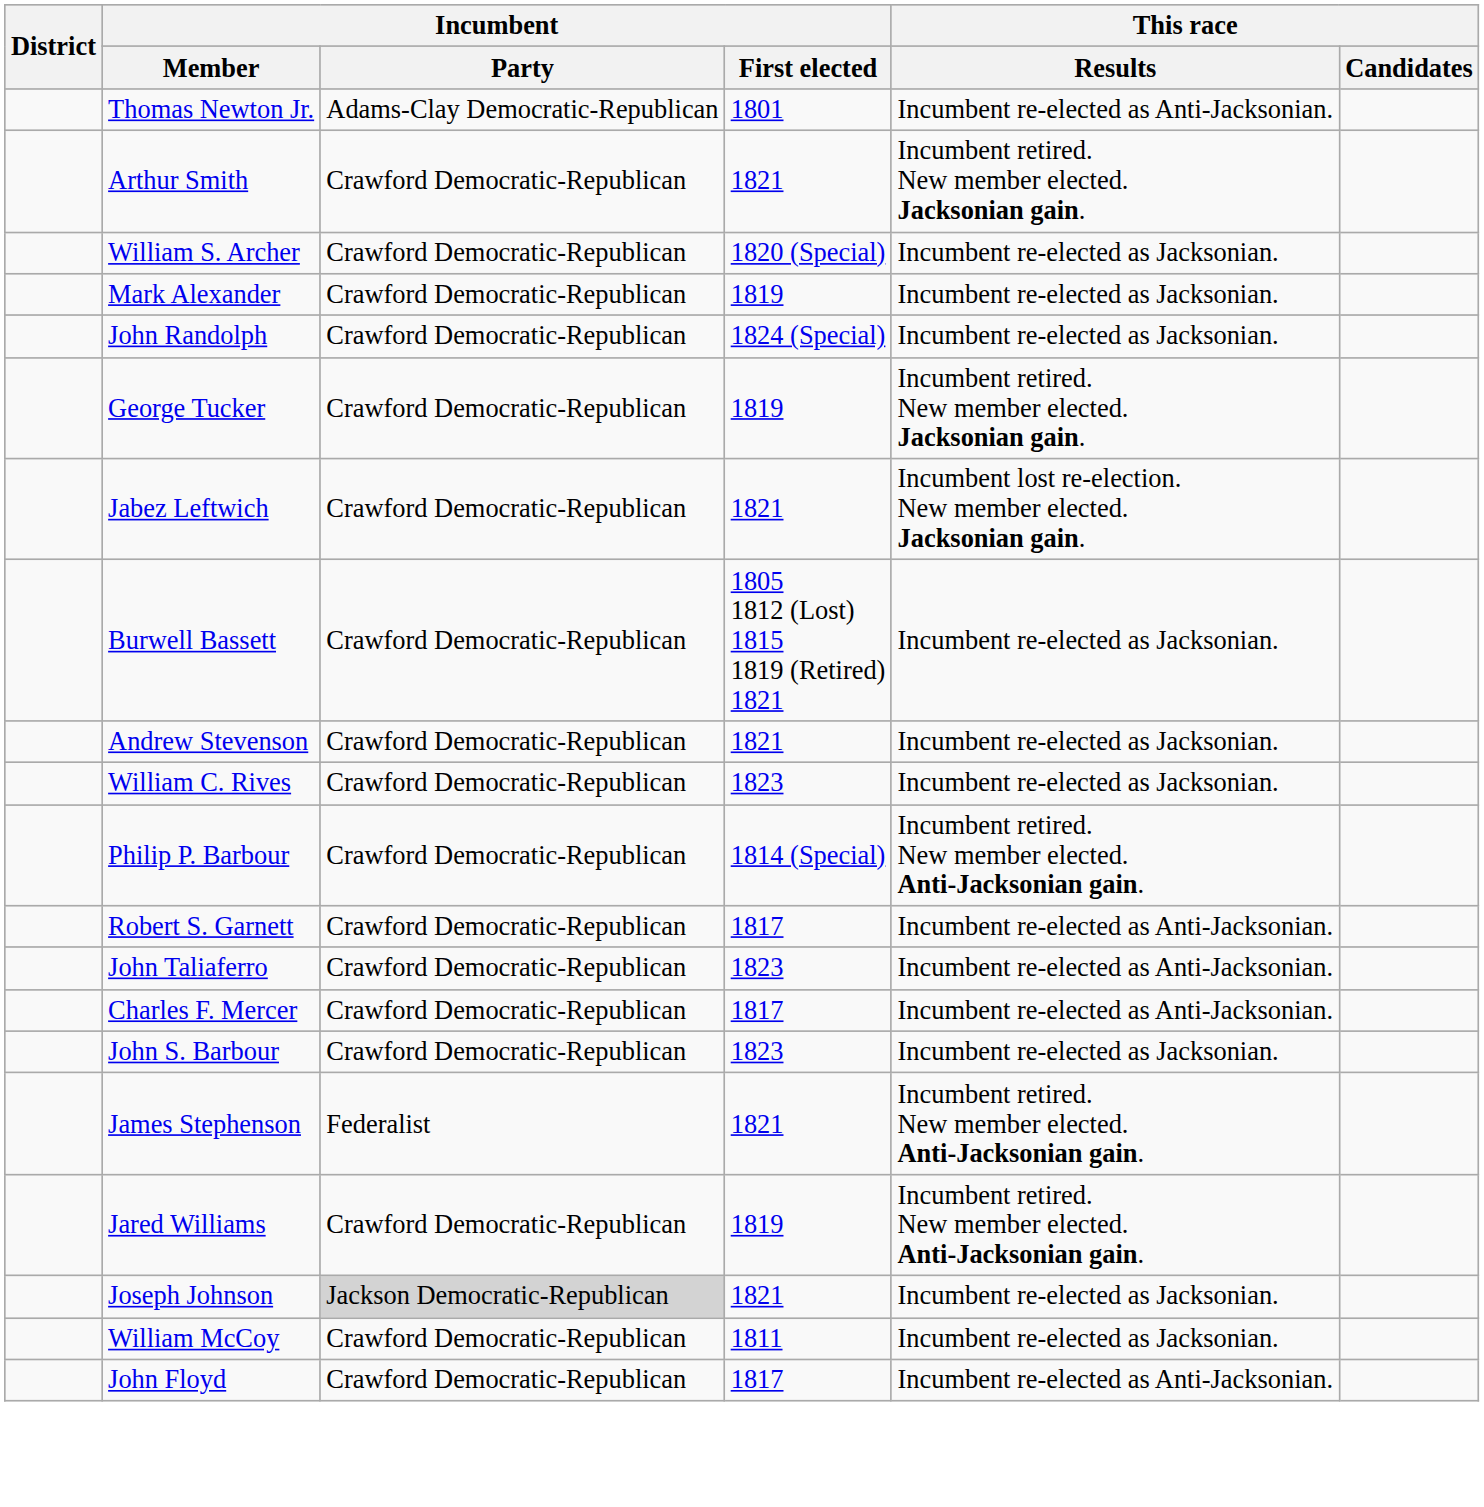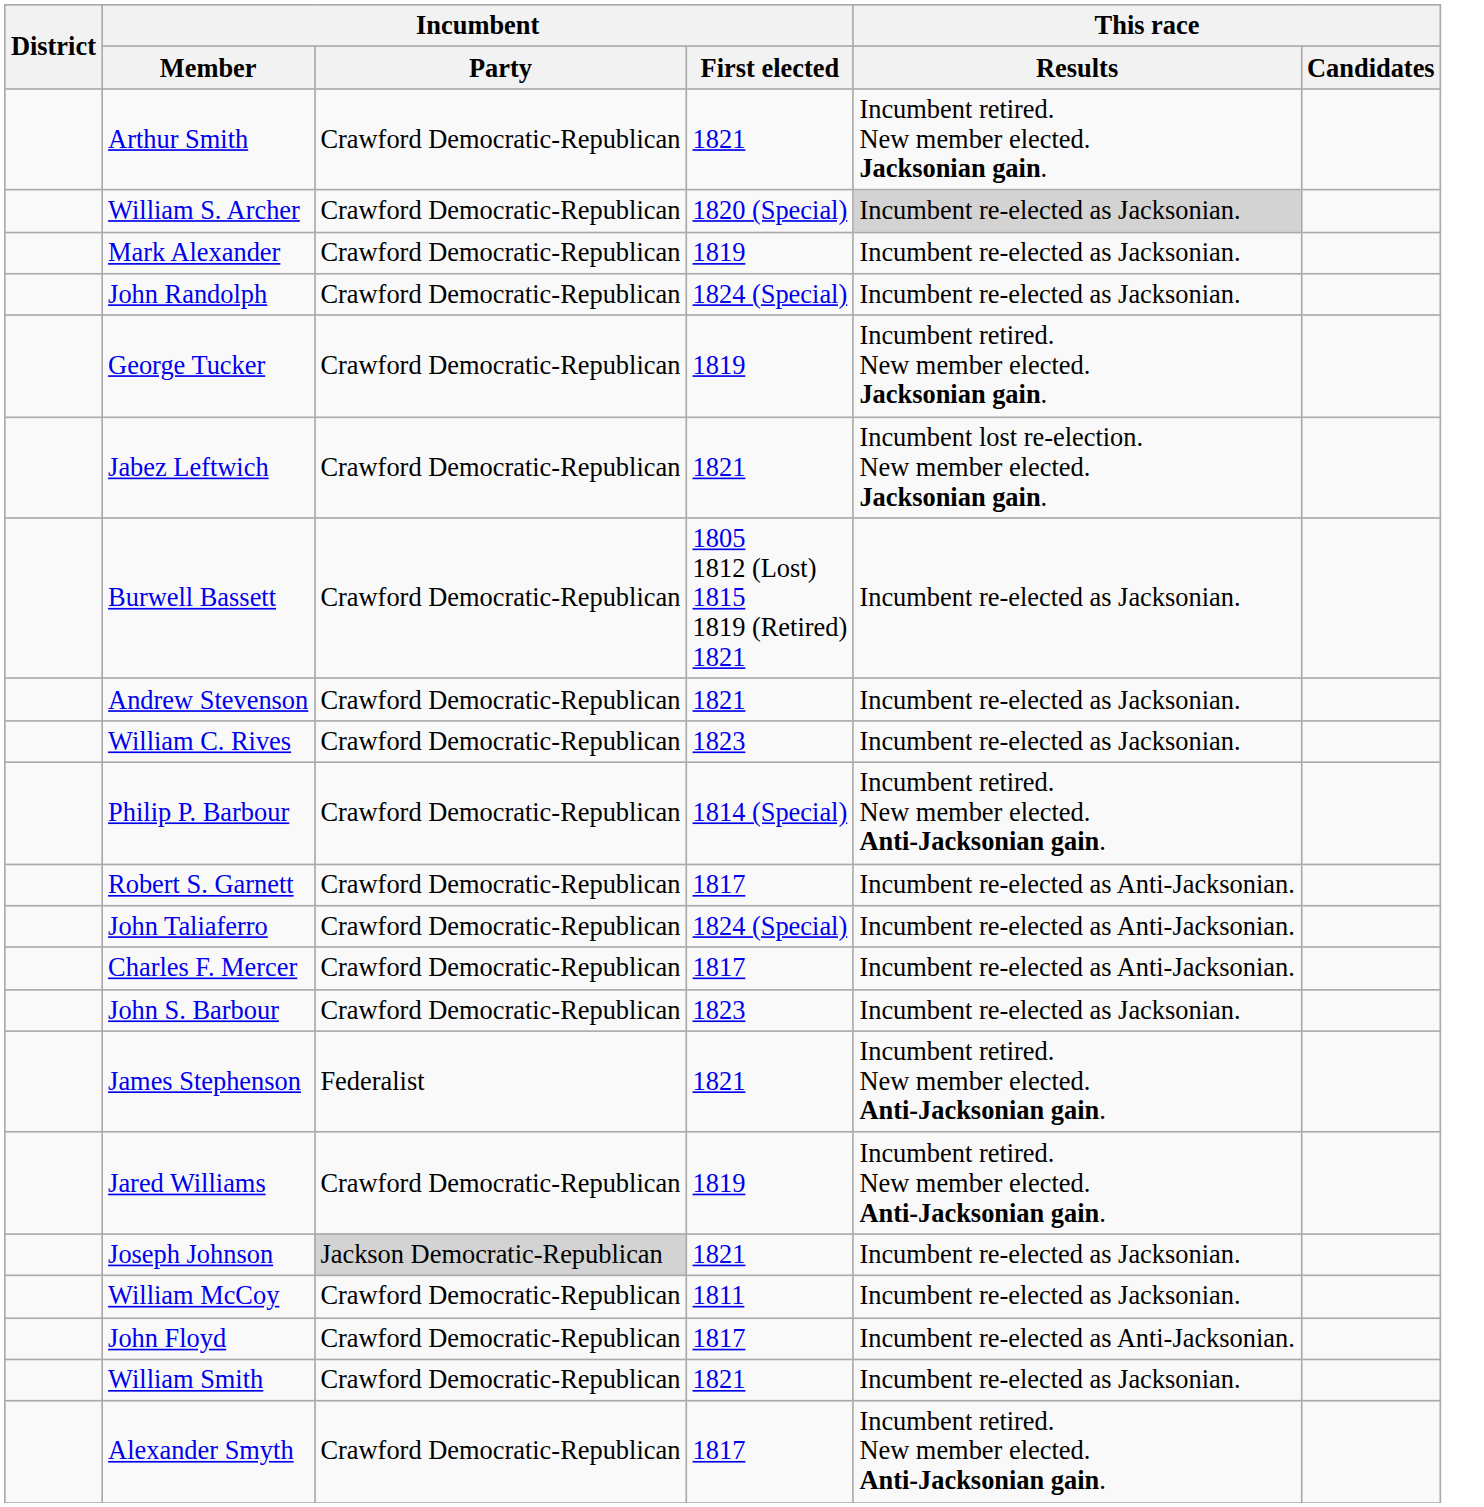- row: (211, 109)
(1088, 252) no background -> (1050, 210) lightgrey background
(757, 967) 1823 -> (770, 926) 1824 (Special)
+ row: (186, 1379)
+ row: (201, 1451)
